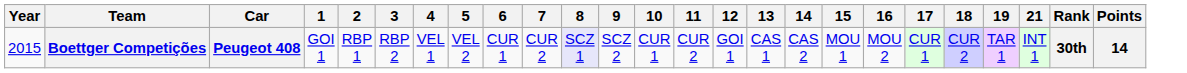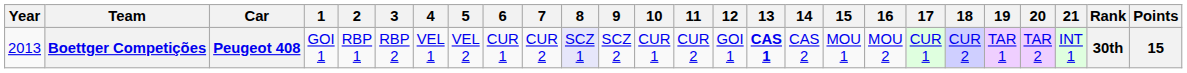+ column: (1038, 16)
(25, 47) 2015 -> (25, 47) 2013
(766, 47) normal -> (766, 47) bold
(1119, 47) 14 -> (1156, 47) 15
